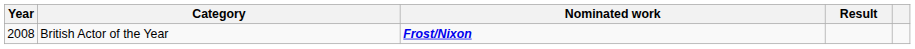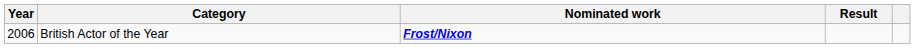(21, 33) 2008 -> (21, 33) 2006
